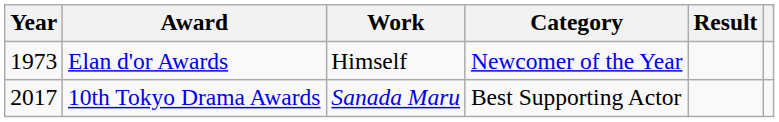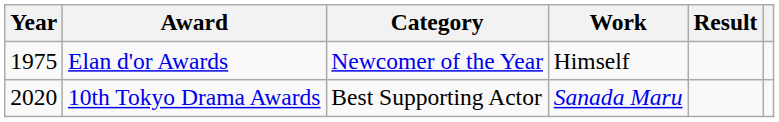columns swapped: (577, 23) <-> (396, 23)
(34, 60) 1973 -> (34, 60) 1975
(34, 97) 2017 -> (34, 97) 2020
